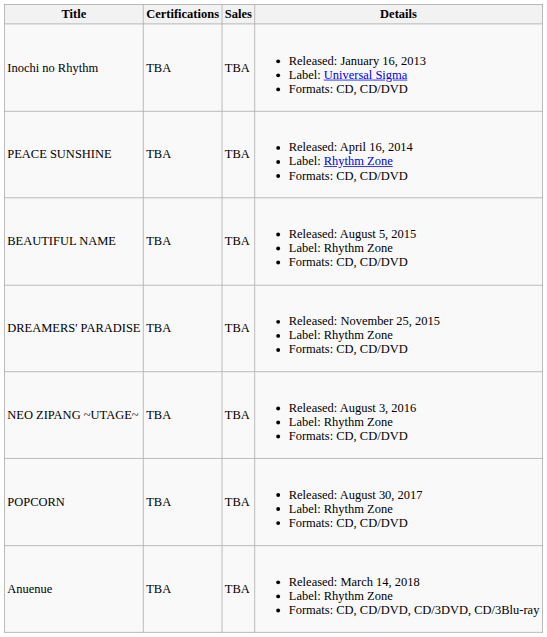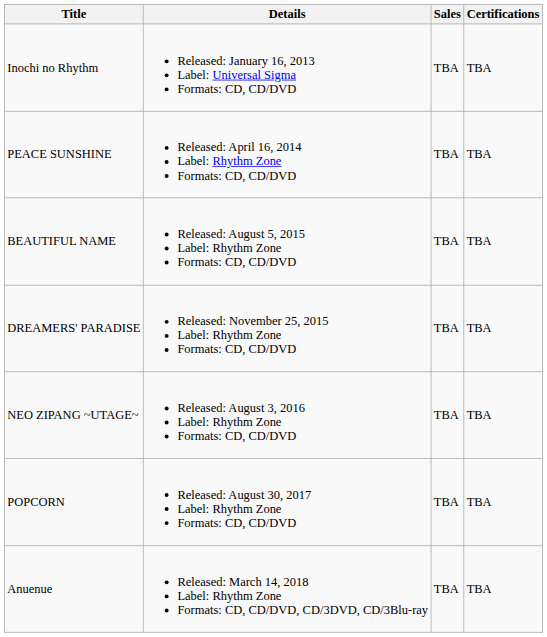columns swapped: (398, 14) <-> (183, 14)
